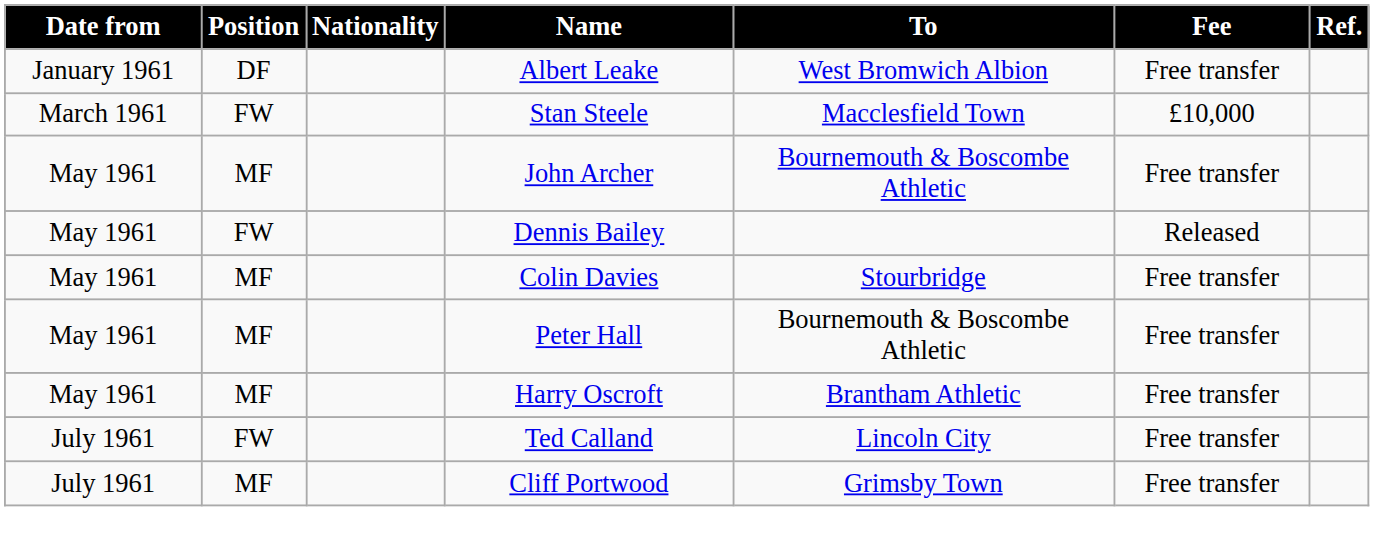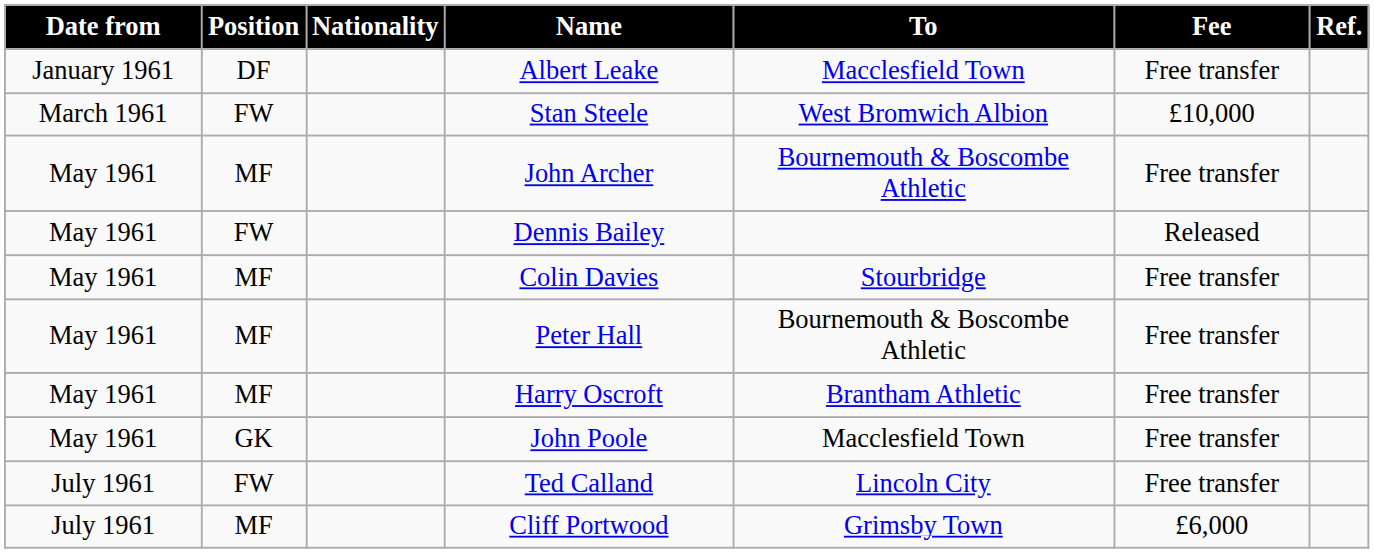(923, 70) West Bromwich Albion -> (923, 70) Macclesfield Town
(923, 114) Macclesfield Town -> (923, 114) West Bromwich Albion
+ row: (589, 438)
(1212, 482) Free transfer -> (1212, 526) £6,000
